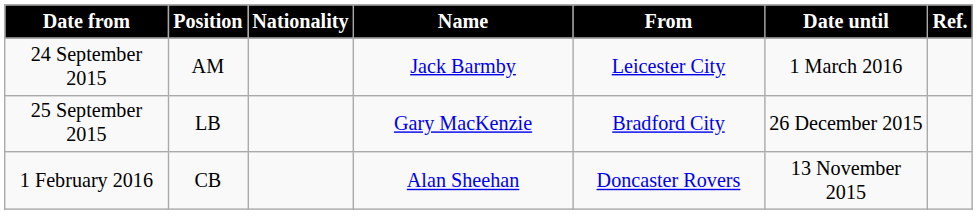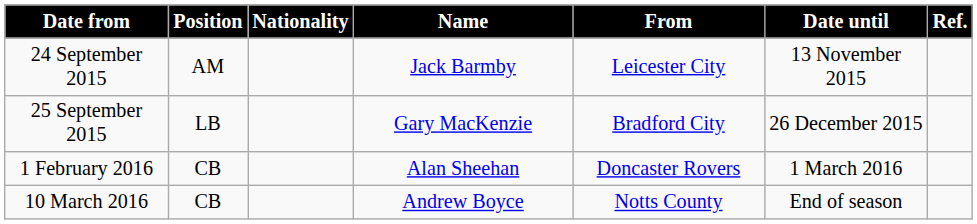(846, 66) 1 March 2016 -> (846, 66) 13 November 2015
(846, 180) 13 November 2015 -> (846, 168) 1 March 2016
+ row: (86, 202)
